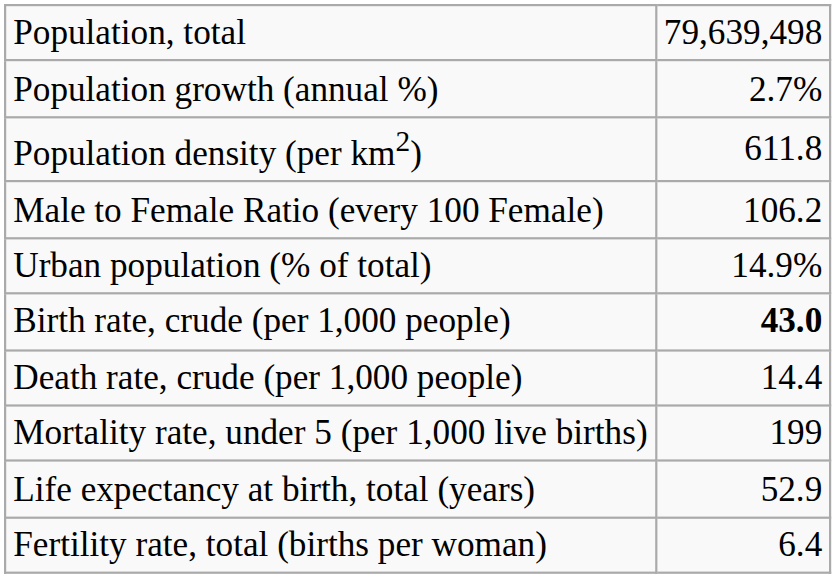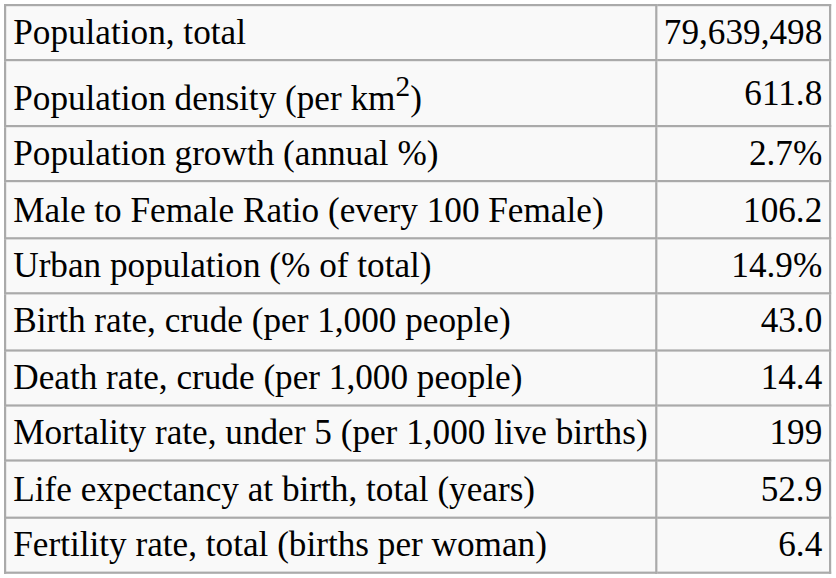rows swapped: (218, 148) <-> (226, 88)
(791, 321) bold -> (791, 321) normal
